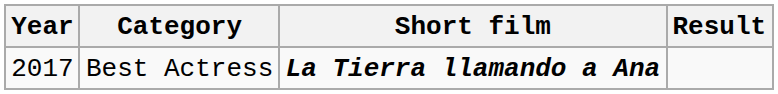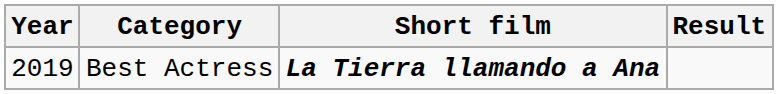(42, 69) 2017 -> (42, 69) 2019
